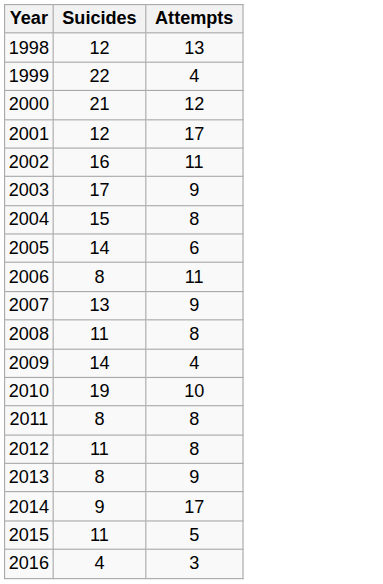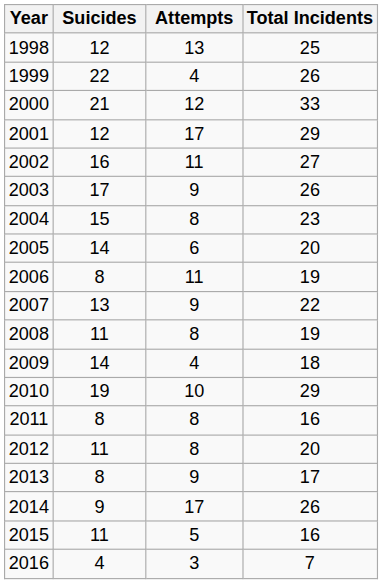+ column: (310, 18)
